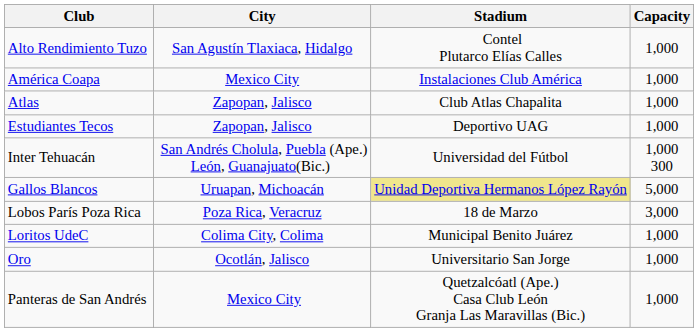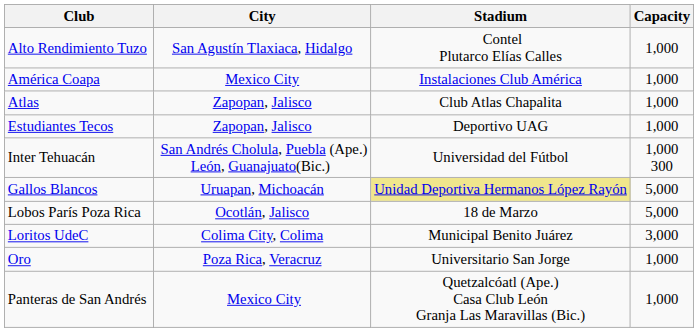(262, 212) Poza Rica, Veracruz -> (262, 212) Ocotlán, Jalisco
(662, 212) 3,000 -> (662, 212) 5,000
(662, 236) 1,000 -> (662, 236) 3,000
(262, 259) Ocotlán, Jalisco -> (262, 259) Poza Rica, Veracruz
